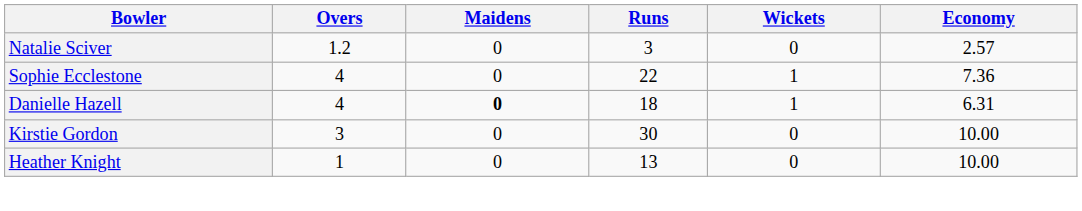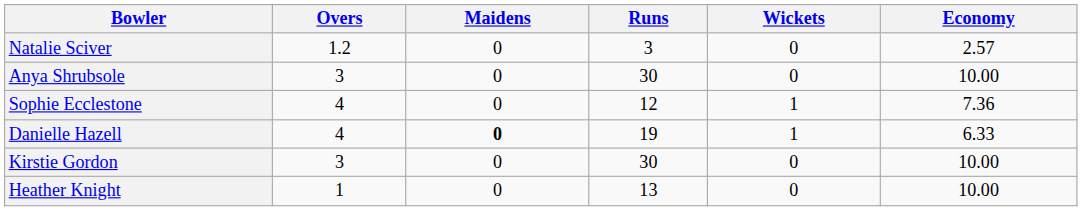+ row: (67, 76)
(648, 76) 22 -> (648, 104) 12
(648, 104) 18 -> (648, 133) 19
(979, 104) 6.31 -> (979, 133) 6.33
